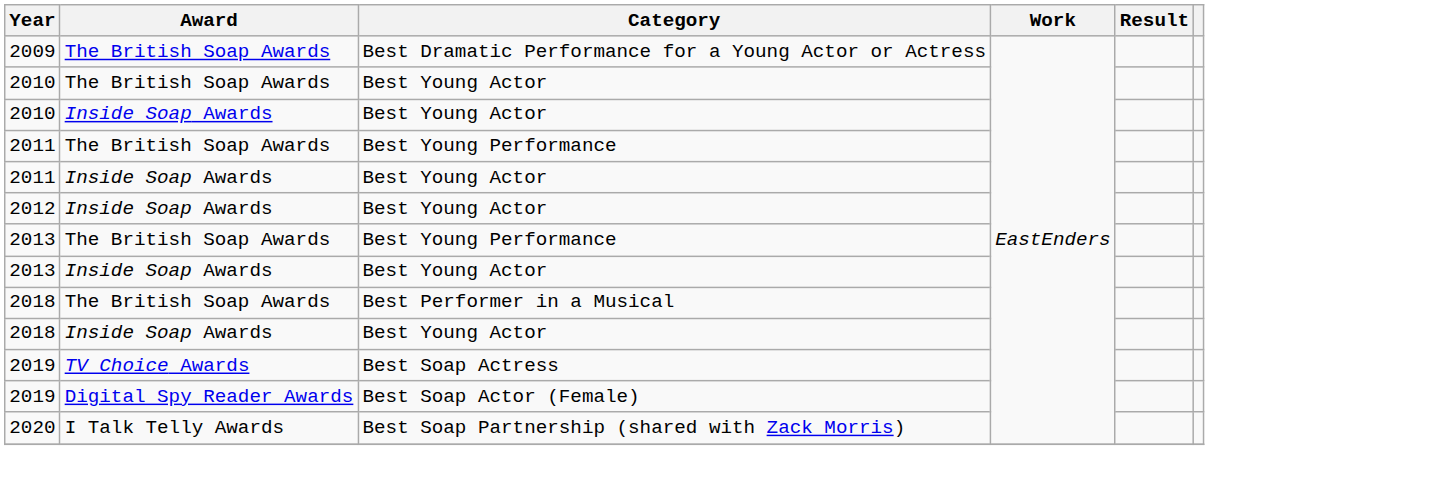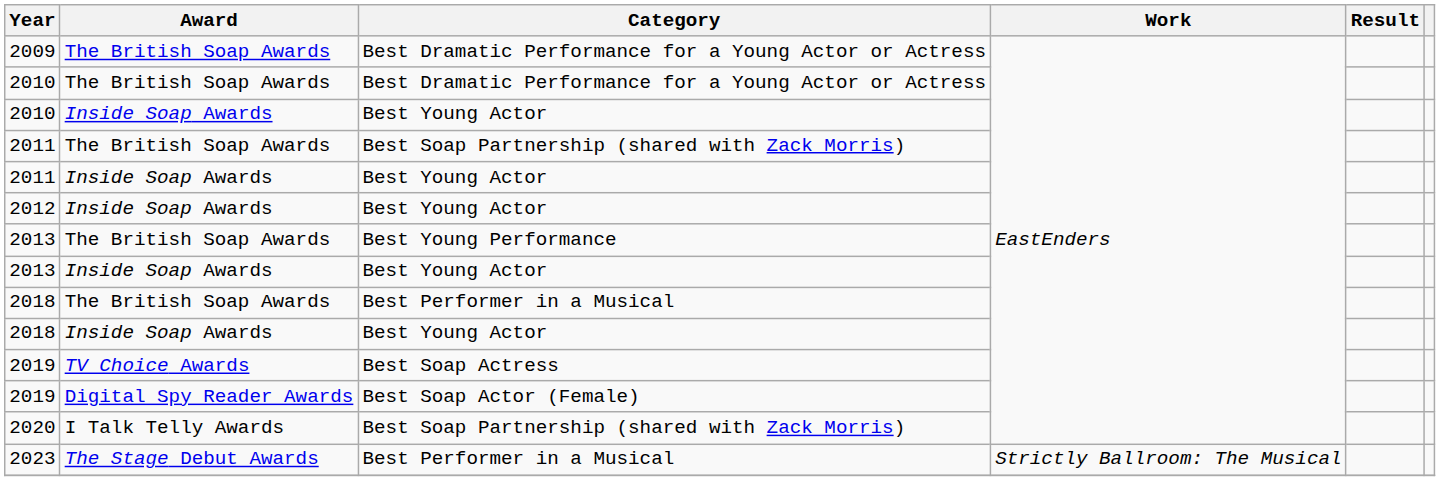(455, 83) Best Young Actor -> (674, 83) Best Dramatic Performance for a Young Actor or Actress
(490, 146) Best Young Performance -> (634, 146) Best Soap Partnership (shared with Zack Morris)
+ row: (32, 459)
